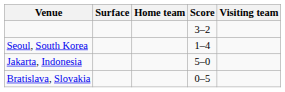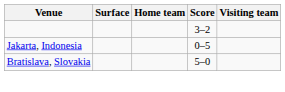- row: (47, 45)
(202, 62) 5–0 -> (202, 45) 0–5
(202, 78) 0–5 -> (202, 62) 5–0
